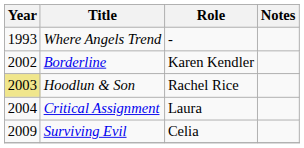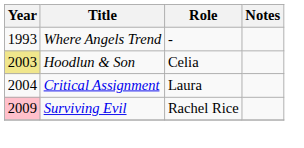- row: (75, 62)
(203, 85) Rachel Rice -> (183, 62) Celia
(22, 131) no background -> (22, 108) pink background
(183, 131) Celia -> (203, 108) Rachel Rice
